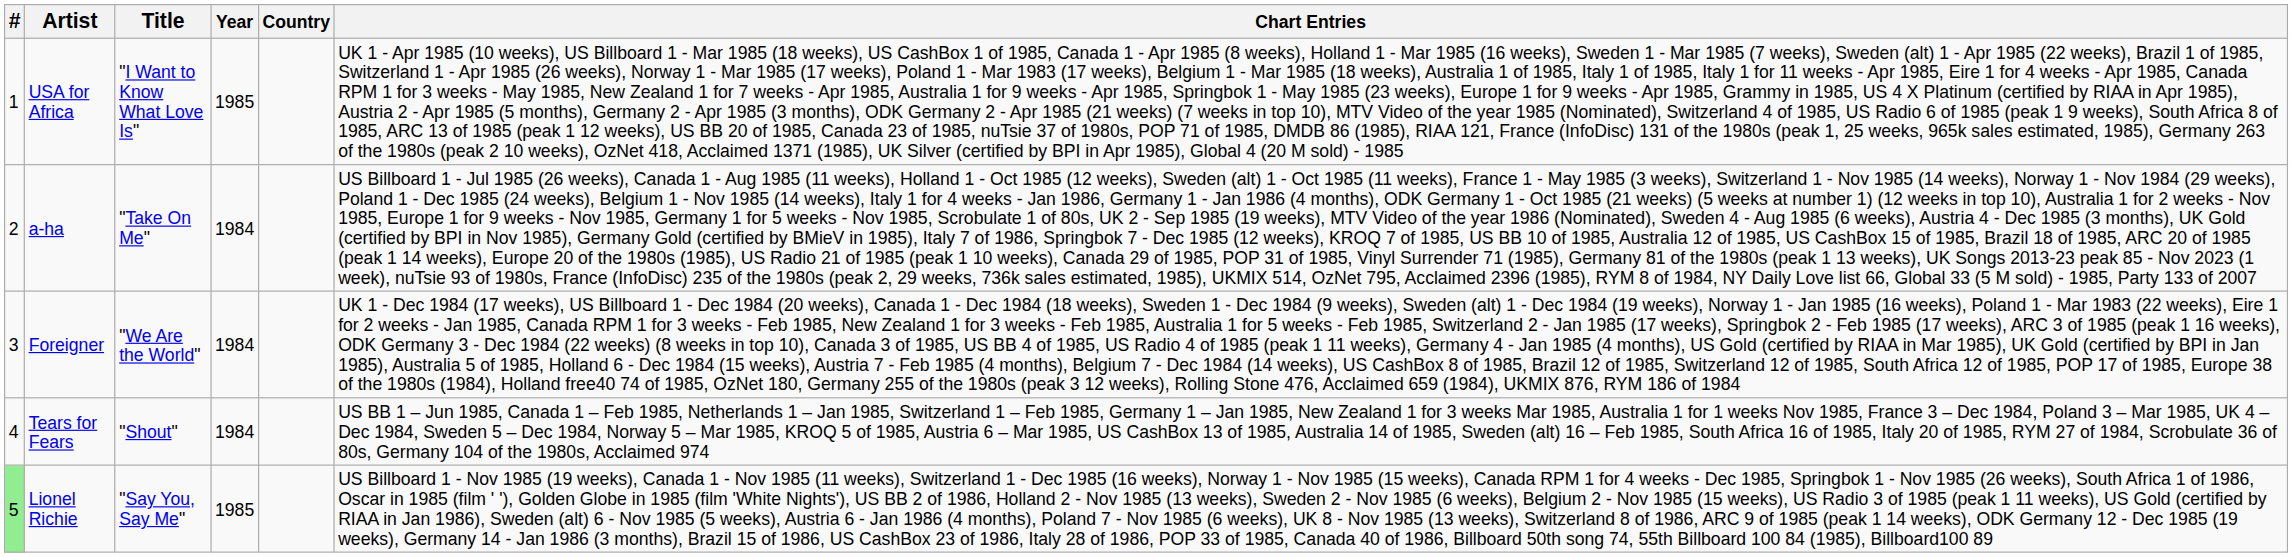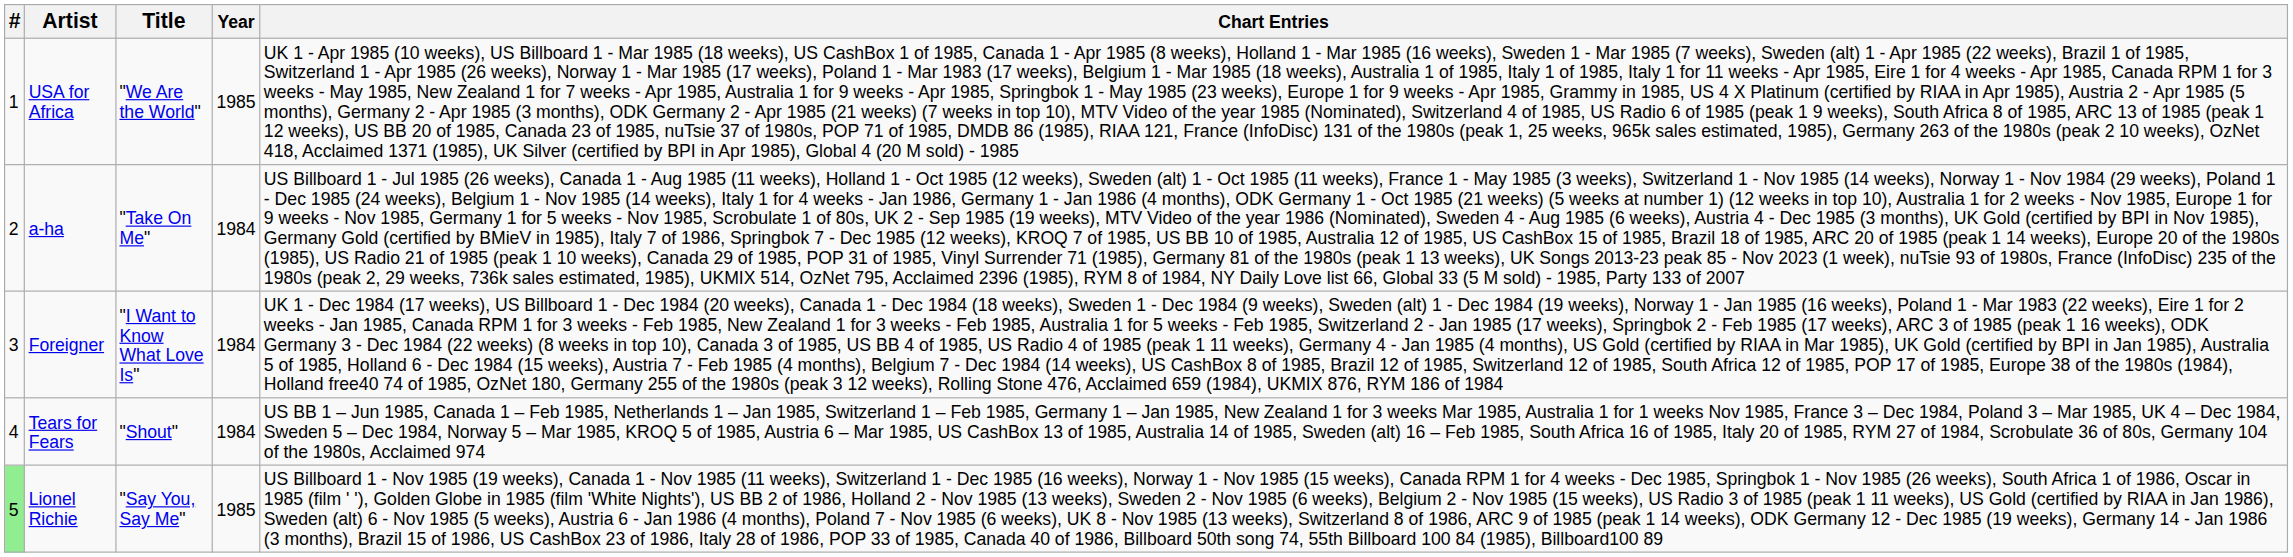- column: (296, 22)
(161, 102) "I Want to Know What Love Is" -> (160, 102) "We Are the World"
(160, 345) "We Are the World" -> (162, 345) "I Want to Know What Love Is"
